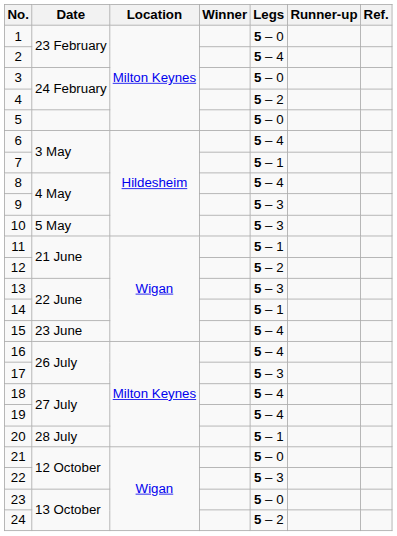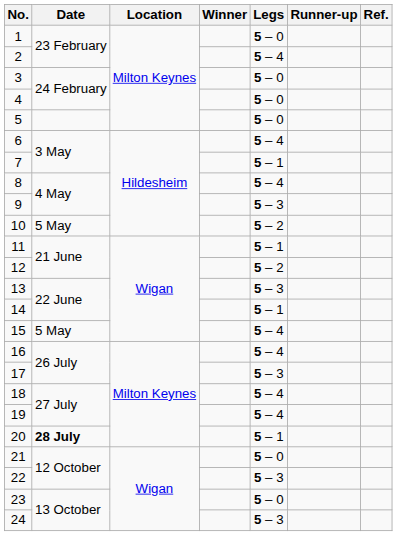(269, 99) 5 – 2 -> (269, 99) 5 – 0
(269, 225) 5 – 3 -> (269, 225) 5 – 2
(59, 330) 23 June -> (53, 330) 5 May
(56, 436) normal -> (58, 436) bold
(269, 520) 5 – 2 -> (269, 520) 5 – 3
